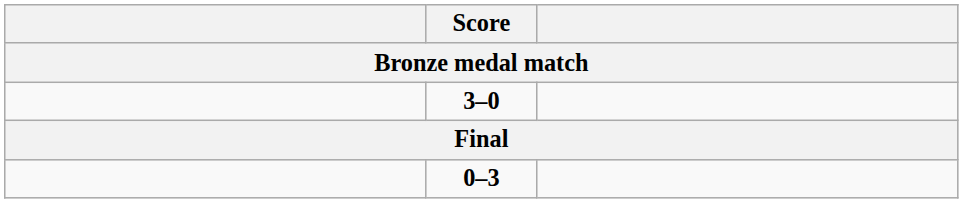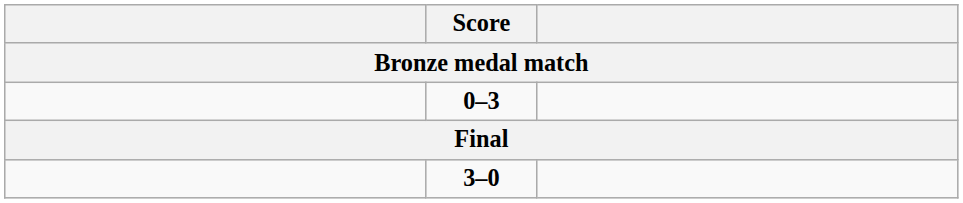rows swapped: (481, 178) <-> (481, 100)
